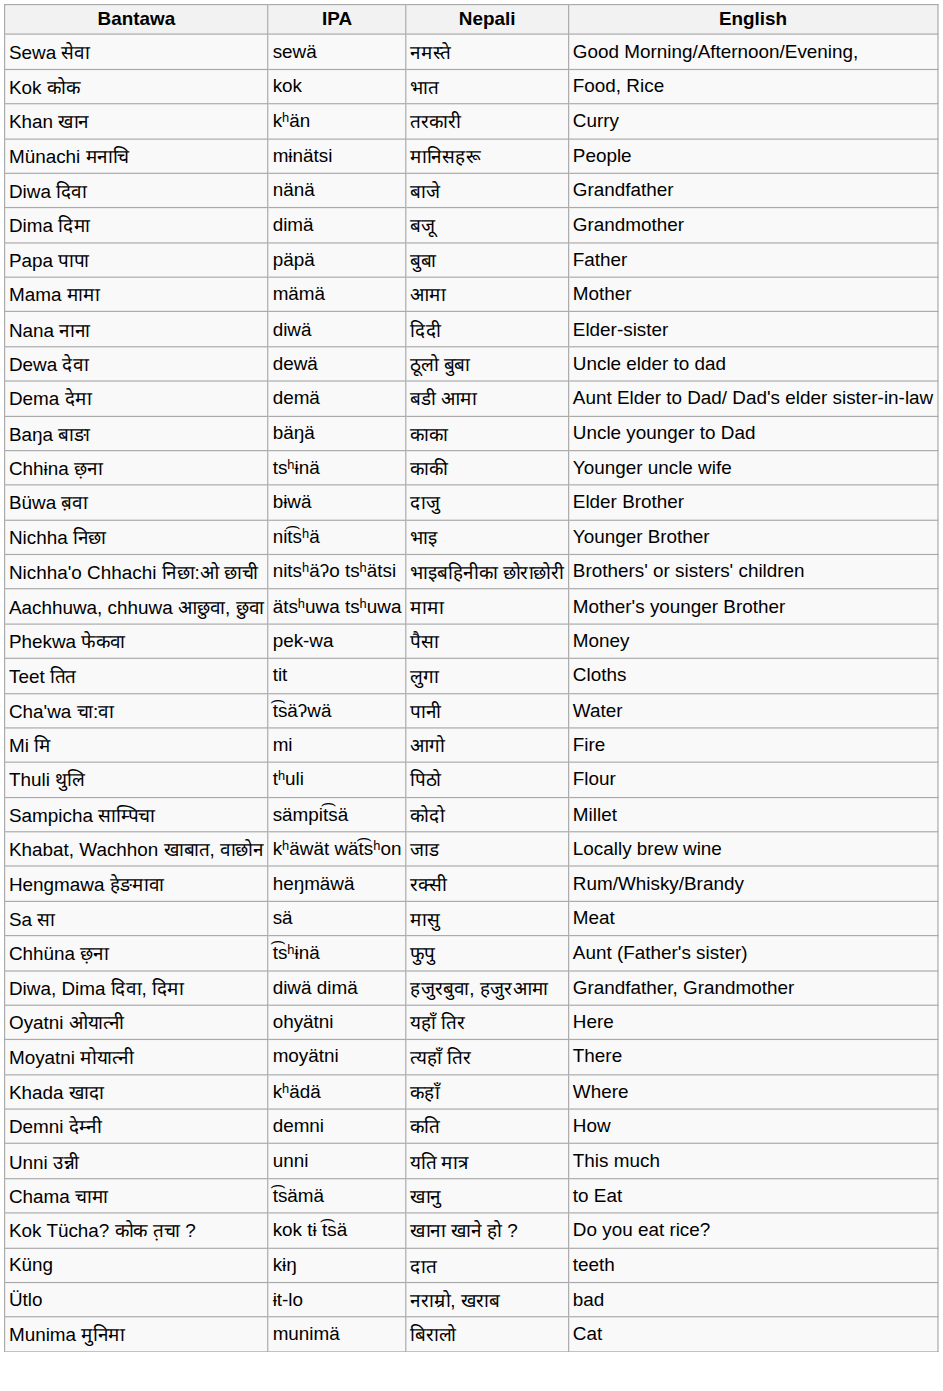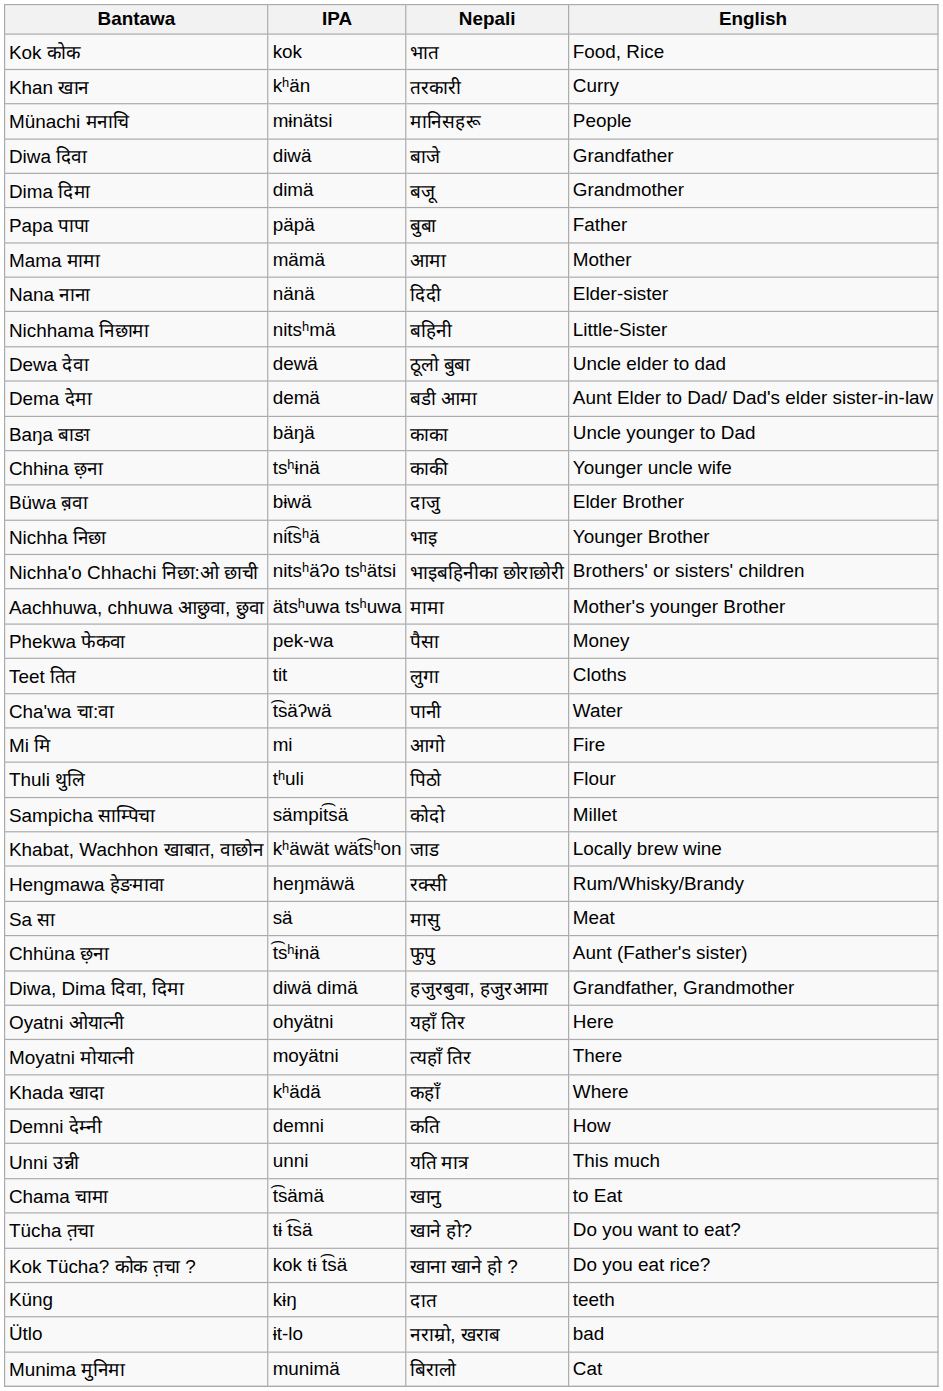- row: (49, 52)
(294, 190) nänä -> (292, 155) diwä
(292, 329) diwä -> (294, 294) nänä
+ row: (79, 330)
+ row: (51, 1231)
